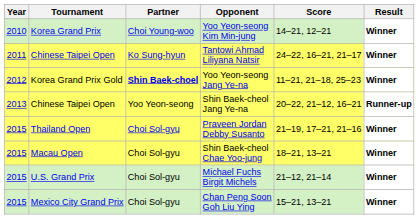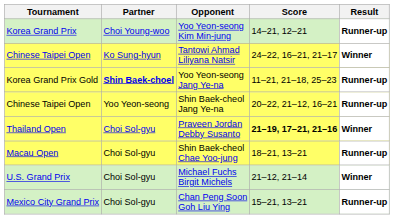- column: (17, 12)
(381, 31) Winner -> (364, 31) Runner-up
(381, 80) Winner -> (364, 80) Runner-up
(319, 129) normal -> (294, 129) bold
(381, 153) Winner -> (364, 153) Runner-up
(381, 202) Winner -> (364, 202) Runner-up
